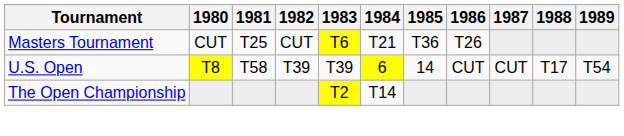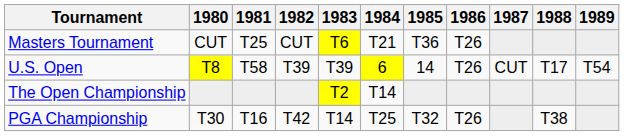(468, 68) CUT -> (468, 68) T26
+ row: (78, 118)
